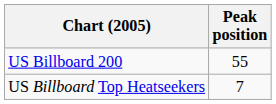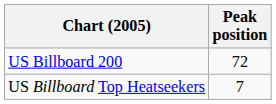(240, 61) 55 -> (240, 61) 72
